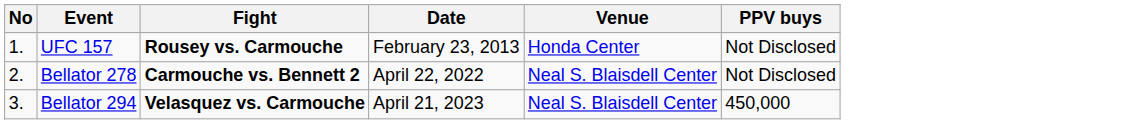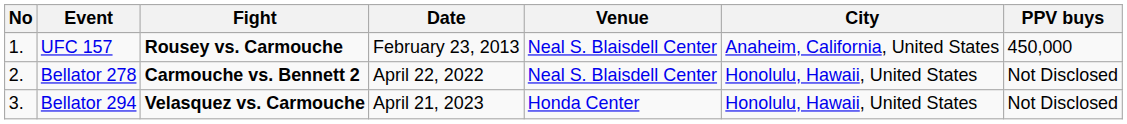+ column: (862, 18)
(584, 47) Honda Center -> (622, 47) Neal S. Blaisdell Center
(781, 47) Not Disclosed -> (1040, 47) 450,000
(622, 103) Neal S. Blaisdell Center -> (584, 103) Honda Center
(758, 103) 450,000 -> (1063, 103) Not Disclosed
